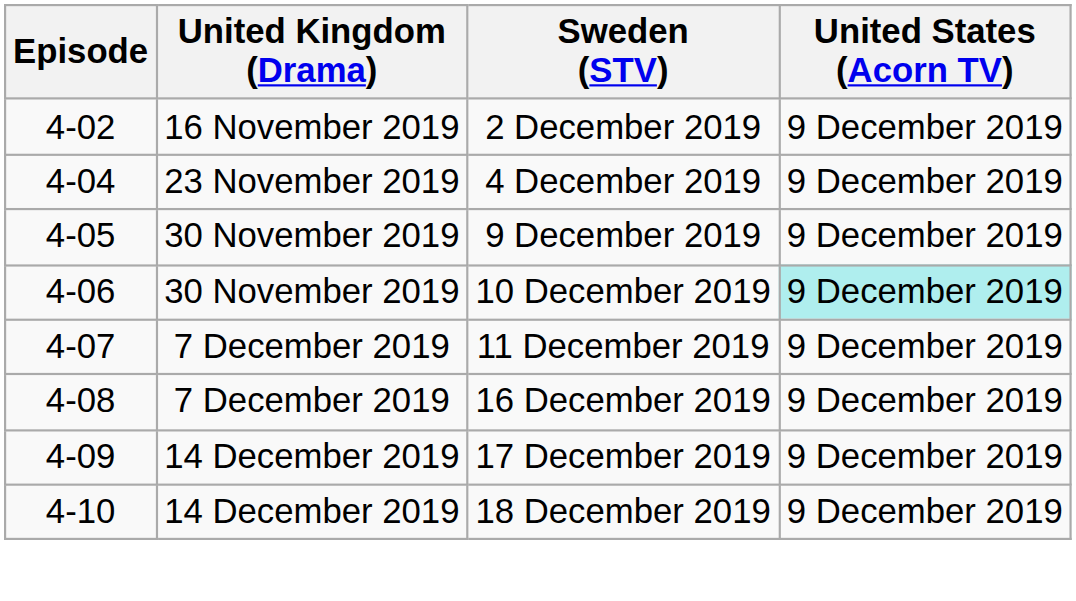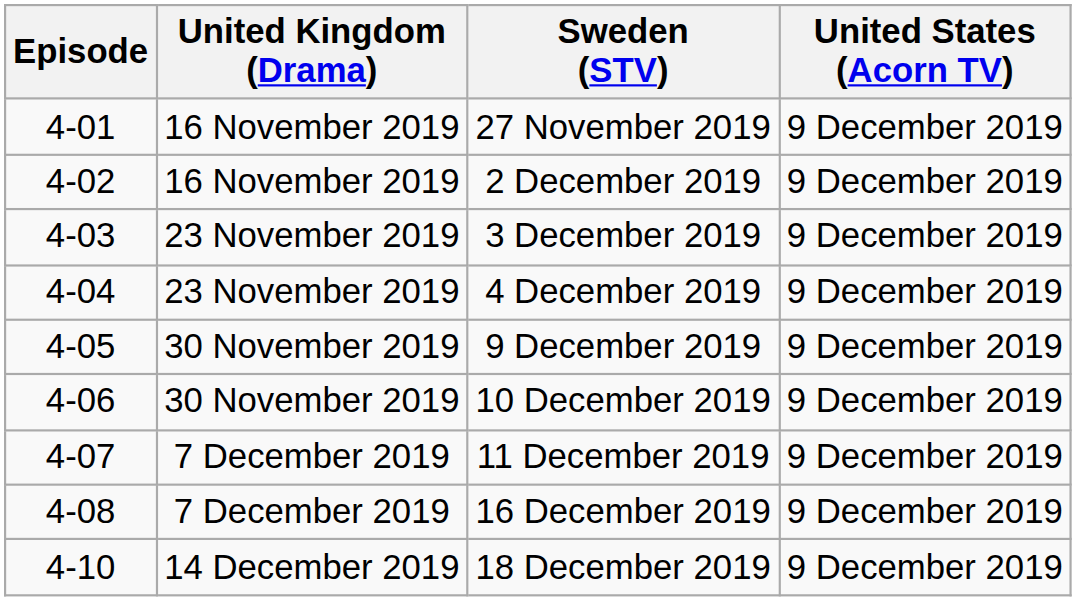+ row: (623, 126)
+ row: (623, 236)
(925, 291) paleturquoise background -> (925, 401) no background
- row: (623, 456)
